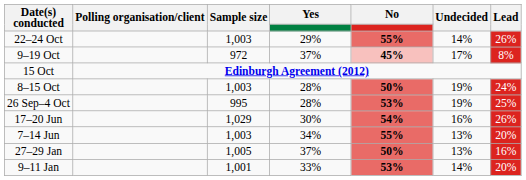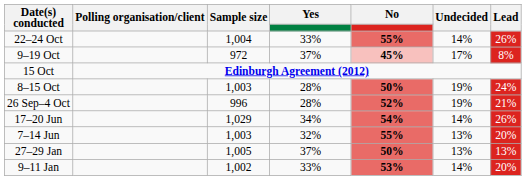(239, 39) 1,003 -> (239, 39) 1,004
(311, 39) 29% -> (311, 39) 33%
(239, 103) 995 -> (239, 103) 996
(392, 103) 53% -> (392, 103) 52%
(506, 103) 25% -> (506, 103) 21%
(311, 119) 30% -> (311, 119) 34%
(462, 119) 16% -> (462, 119) 14%
(311, 135) 34% -> (311, 135) 32%
(506, 151) 16% -> (506, 151) 13%
(239, 167) 1,001 -> (239, 167) 1,002
